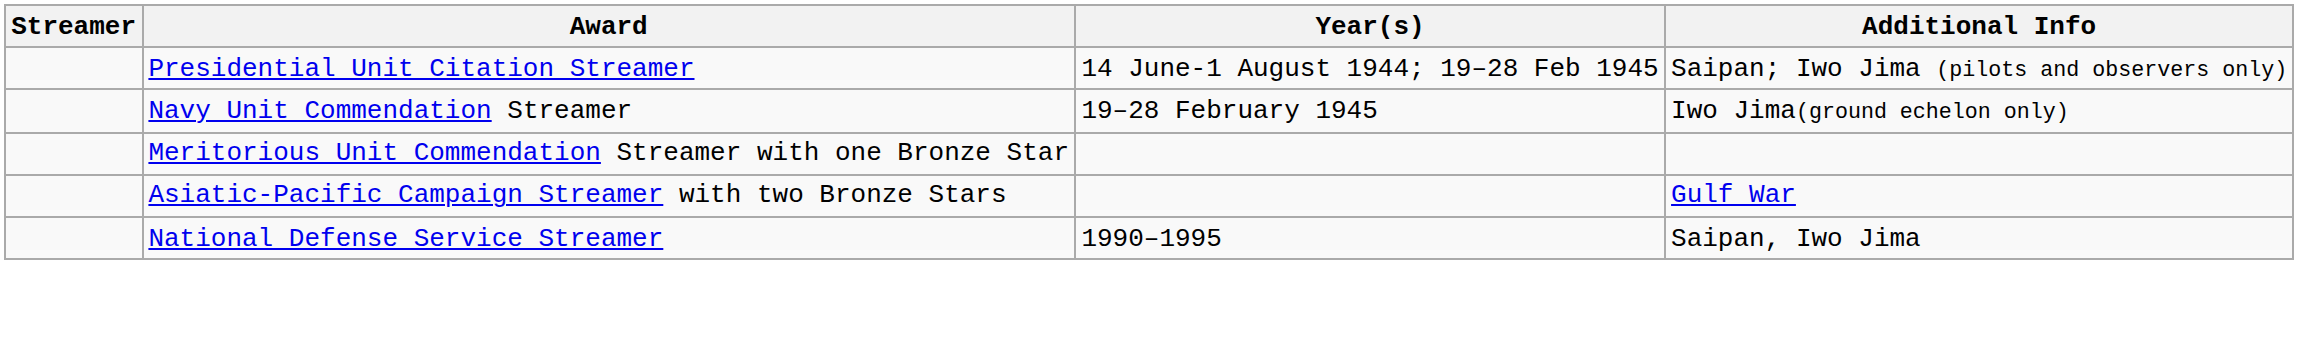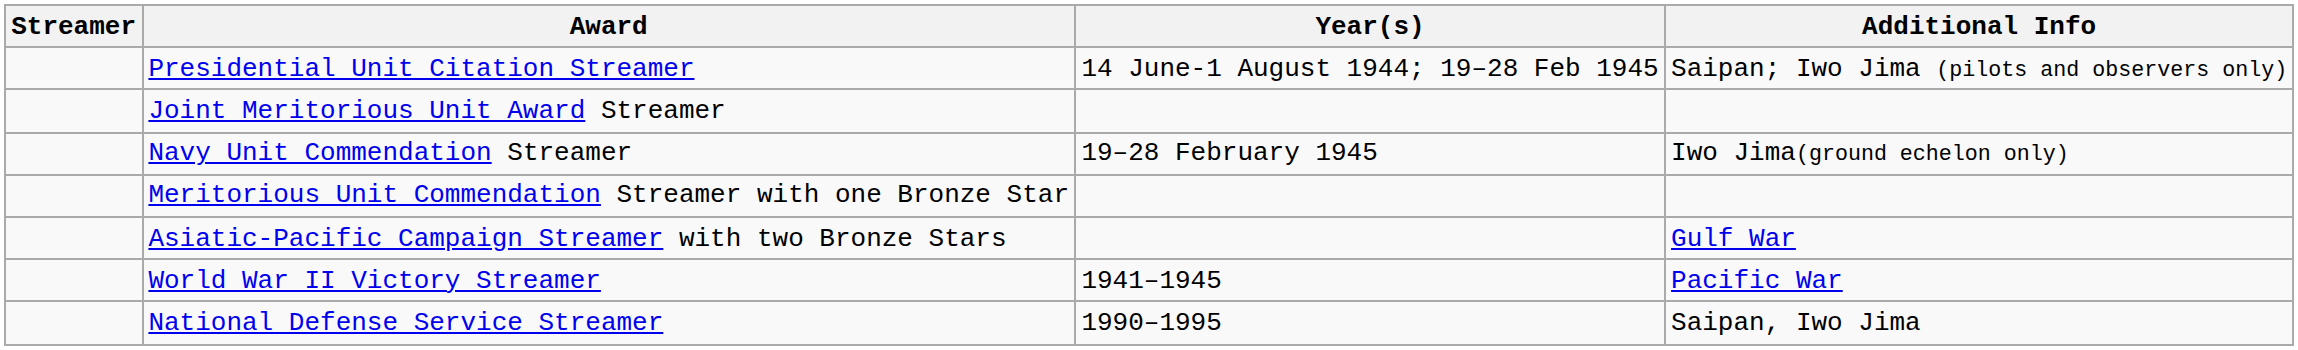+ row: (437, 111)
+ row: (375, 280)
